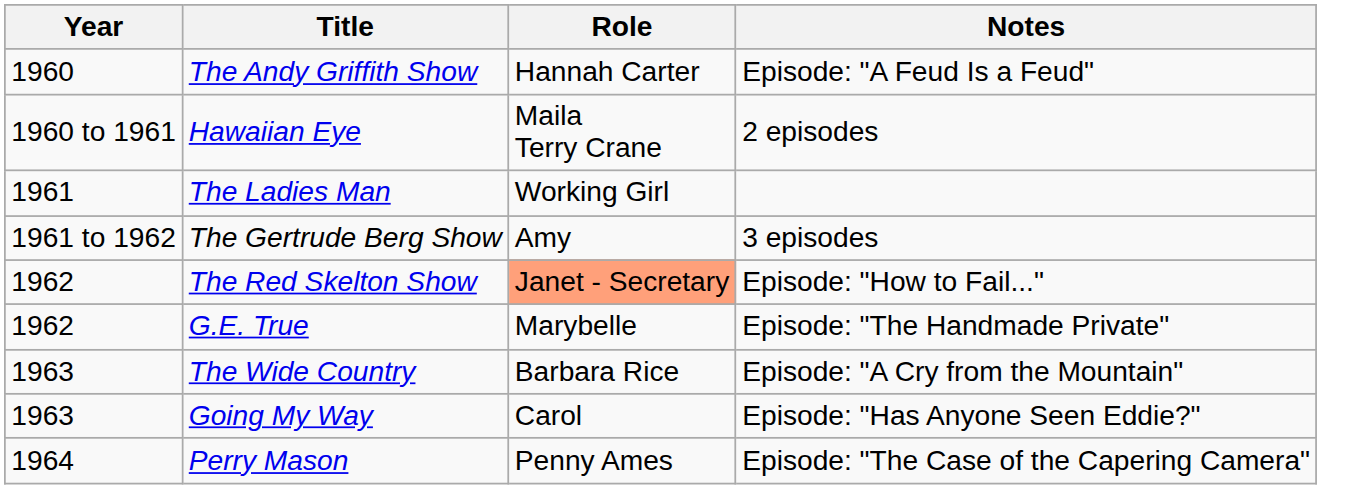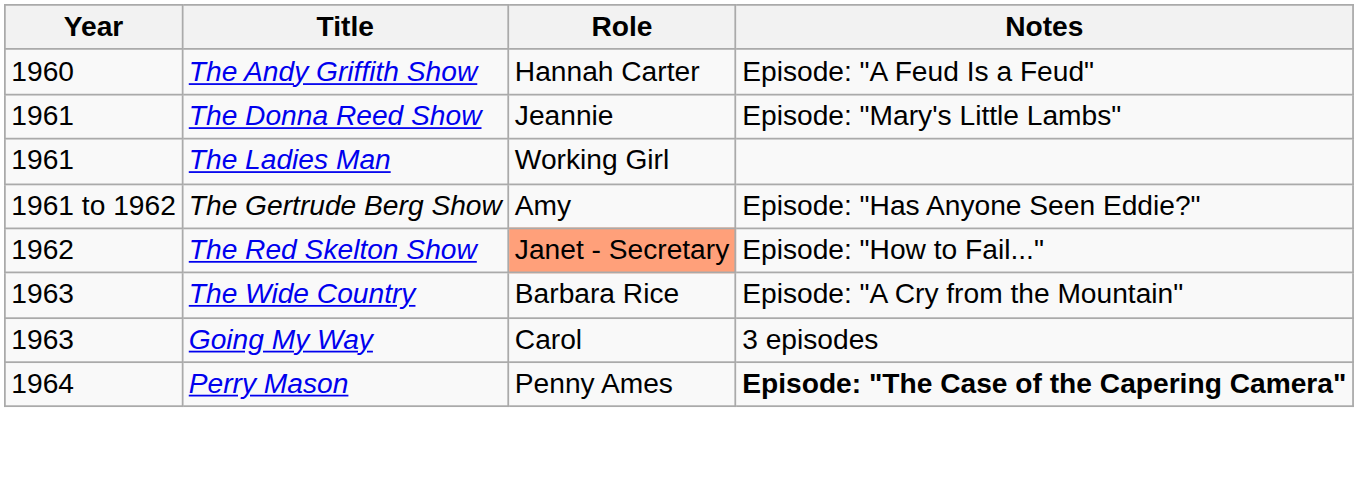- row: (275, 131)
+ row: (335, 116)
(810, 237) 3 episodes -> (971, 205) Episode: "Has Anyone Seen Eddie?"
- row: (249, 326)
(971, 415) Episode: "Has Anyone Seen Eddie?" -> (810, 339) 3 episodes
(1026, 460) normal -> (1044, 384) bold
